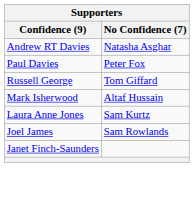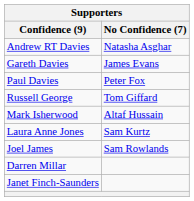+ row: (38, 64)
+ row: (36, 166)
